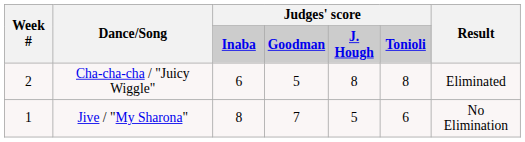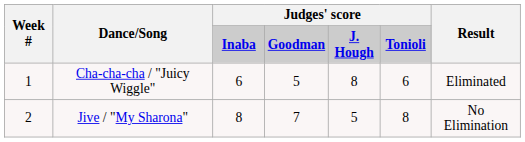(28, 81) 2 -> (28, 81) 1
(406, 81) 8 -> (406, 81) 6
(28, 118) 1 -> (28, 118) 2
(406, 118) 6 -> (406, 118) 8
